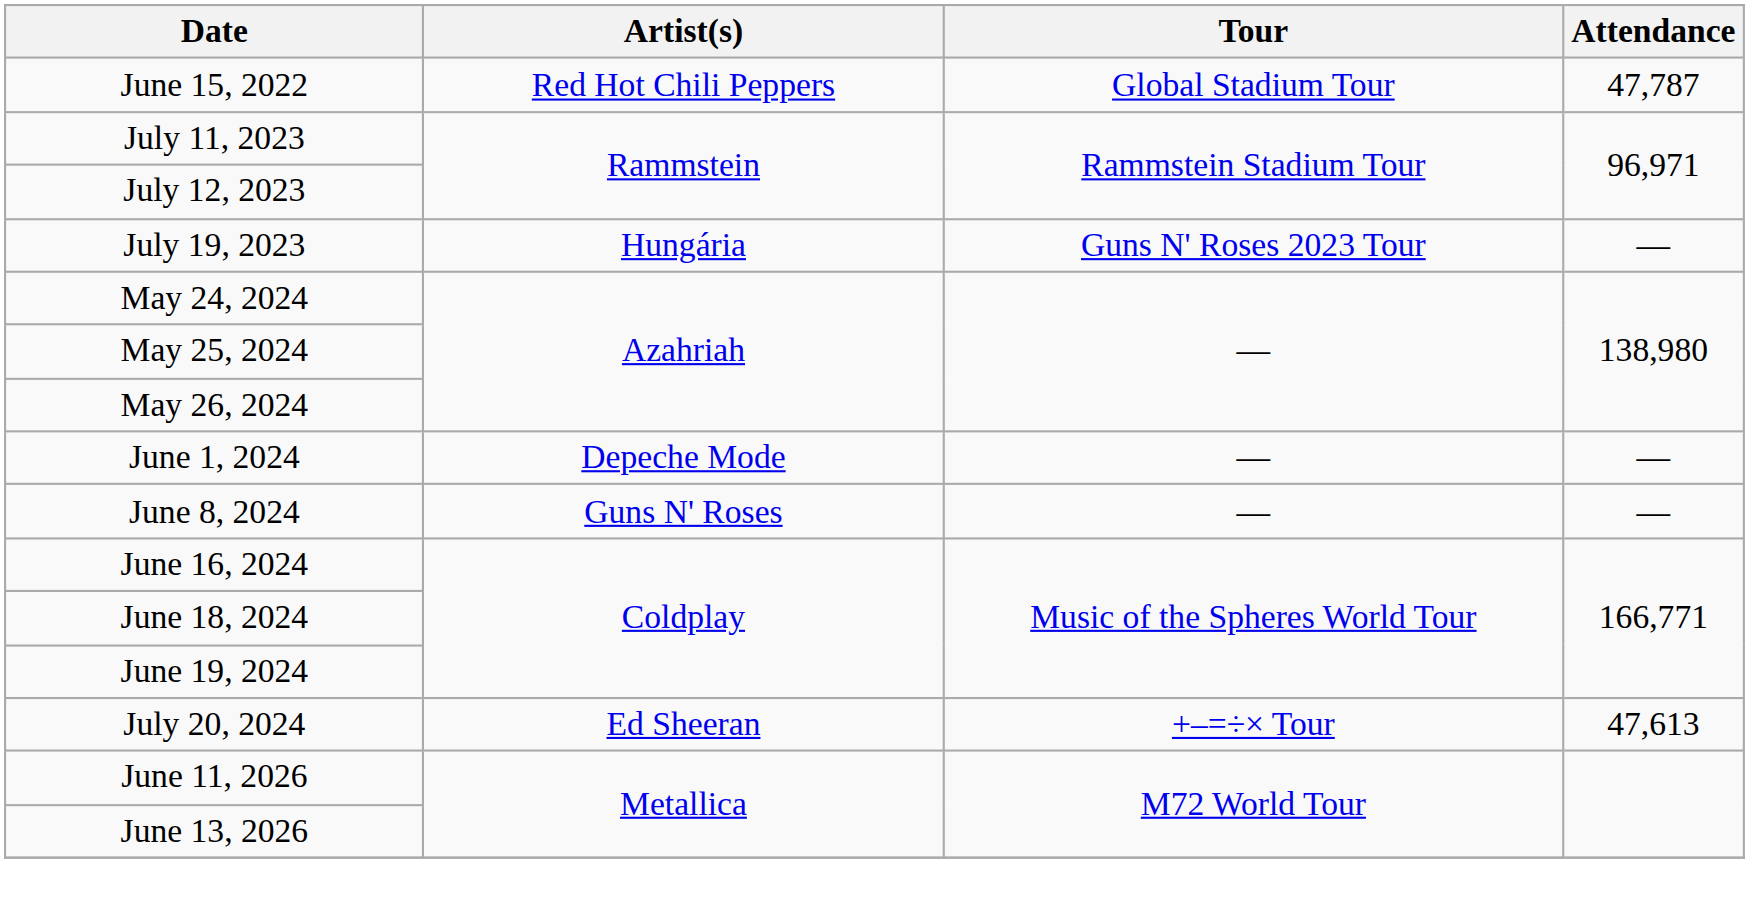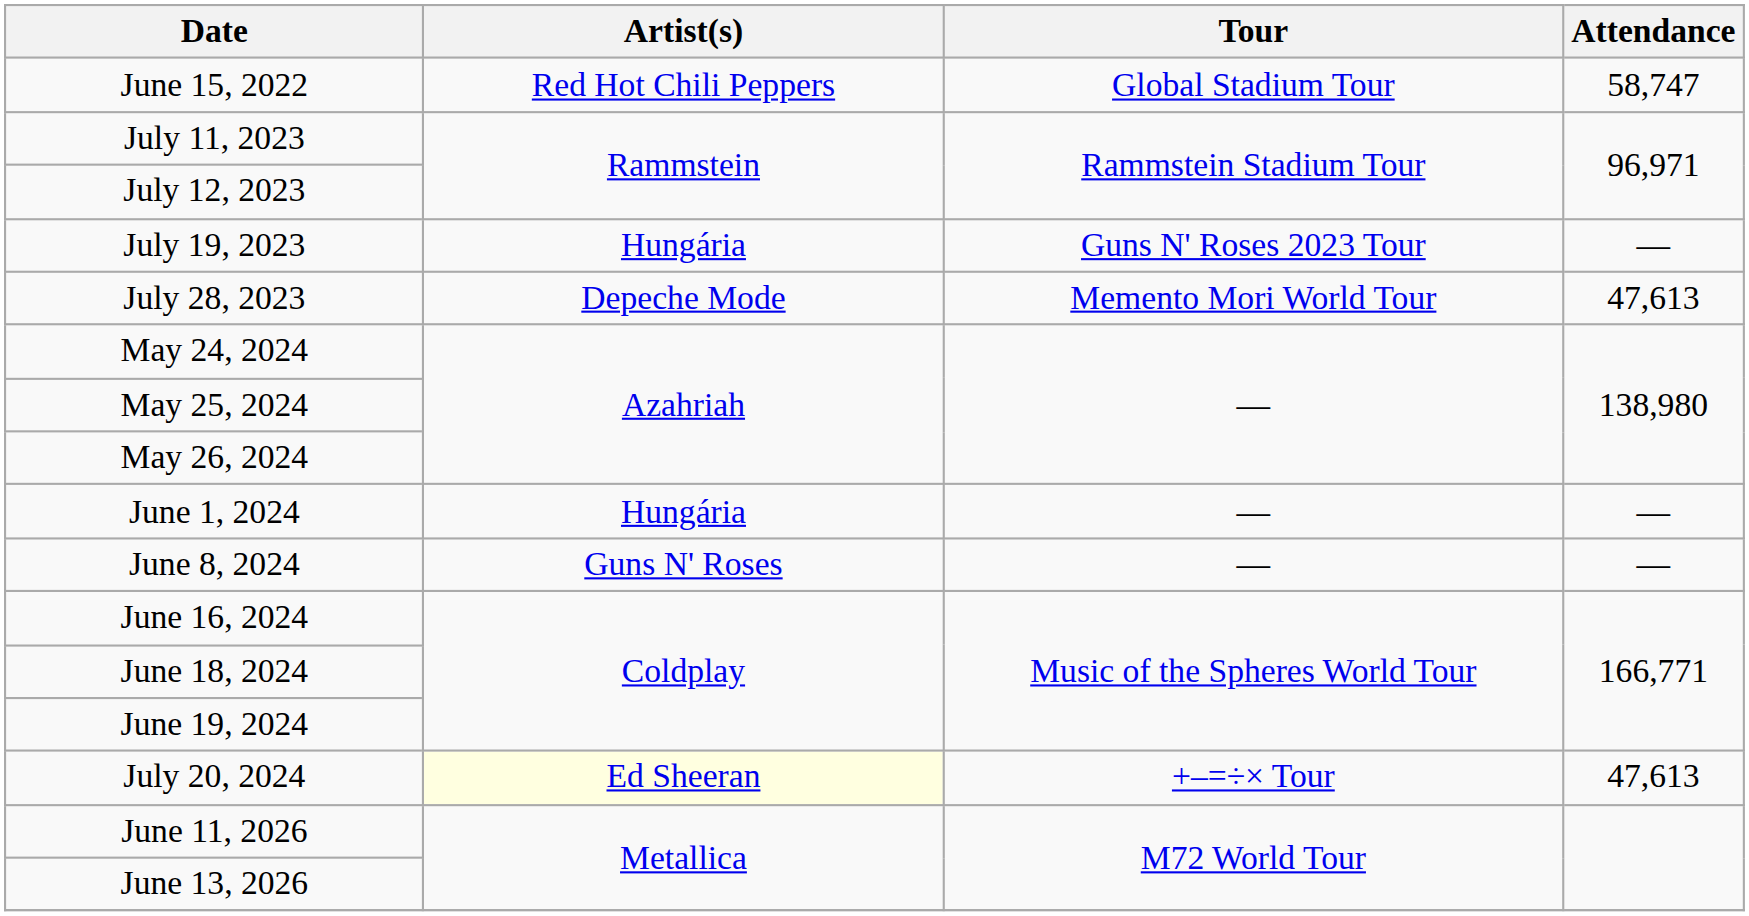(1653, 84) 47,787 -> (1653, 84) 58,747
+ row: (214, 297)
(683, 457) Depeche Mode -> (683, 510) Hungária
(683, 723) no background -> (683, 777) lightyellow background
